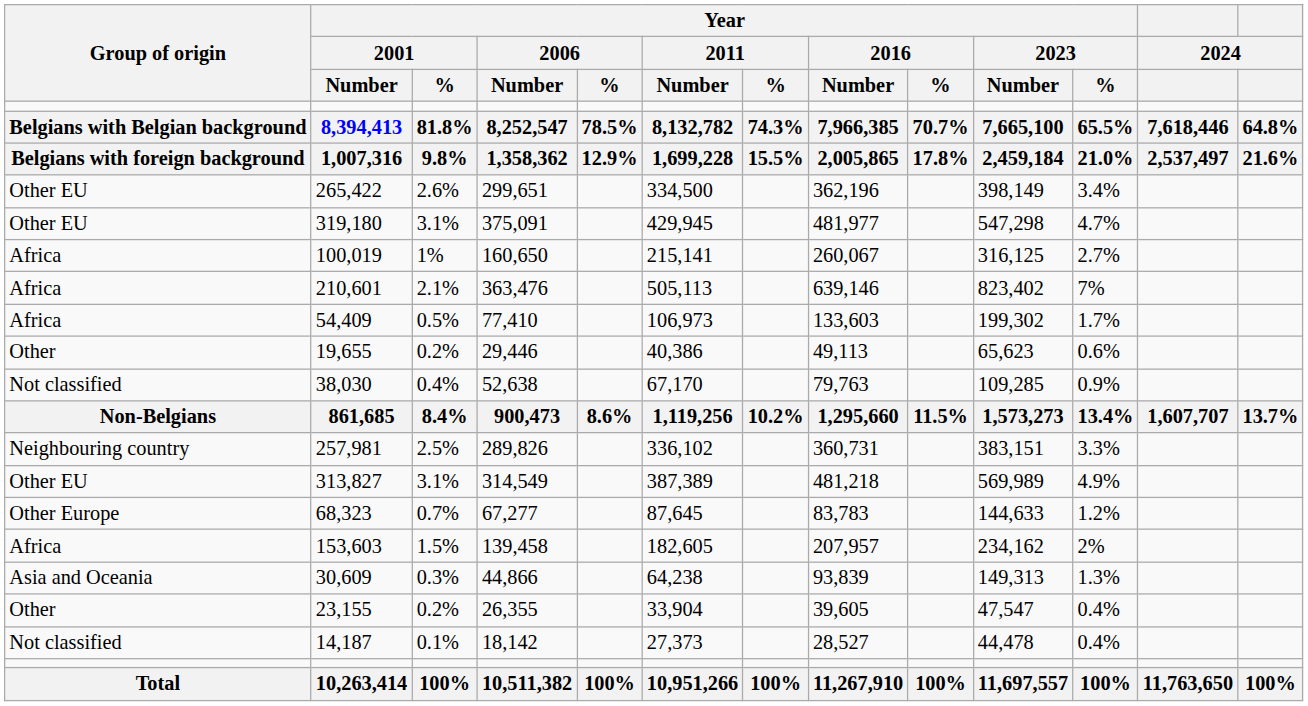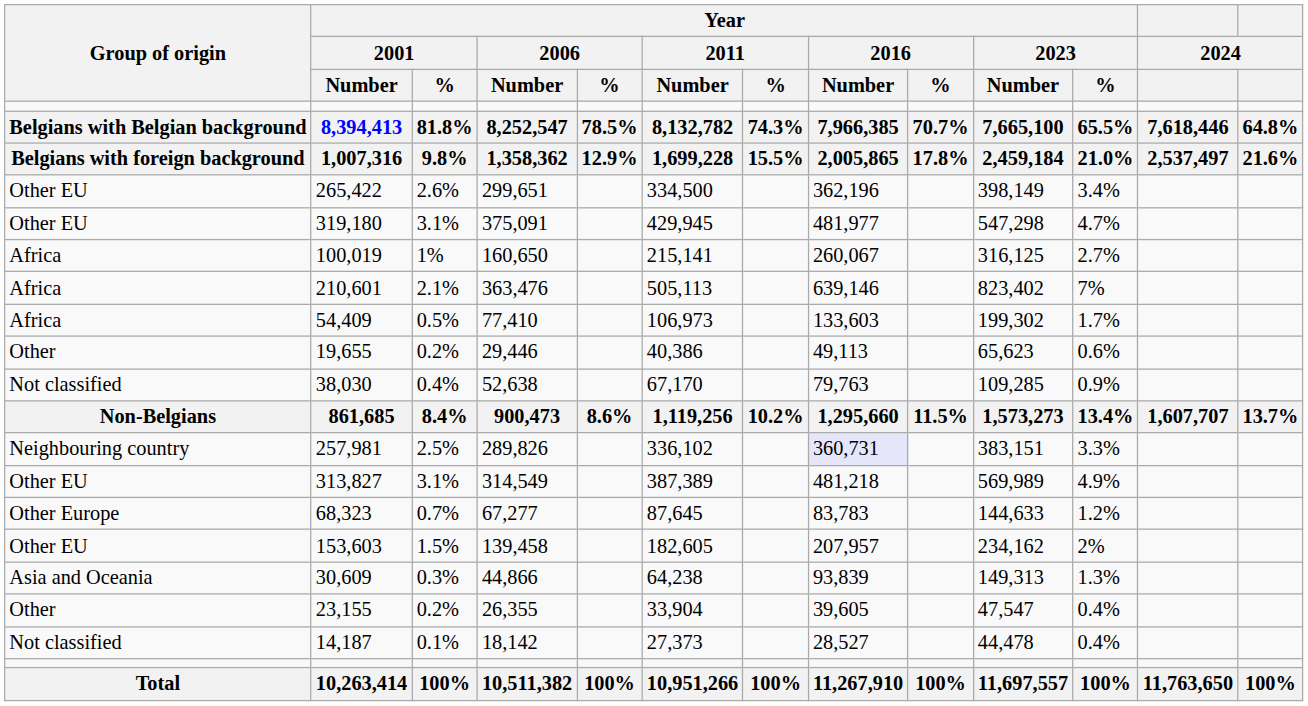(846, 448) no background -> (846, 448) lavender background
(35, 545) Africa -> (49, 545) Other EU
